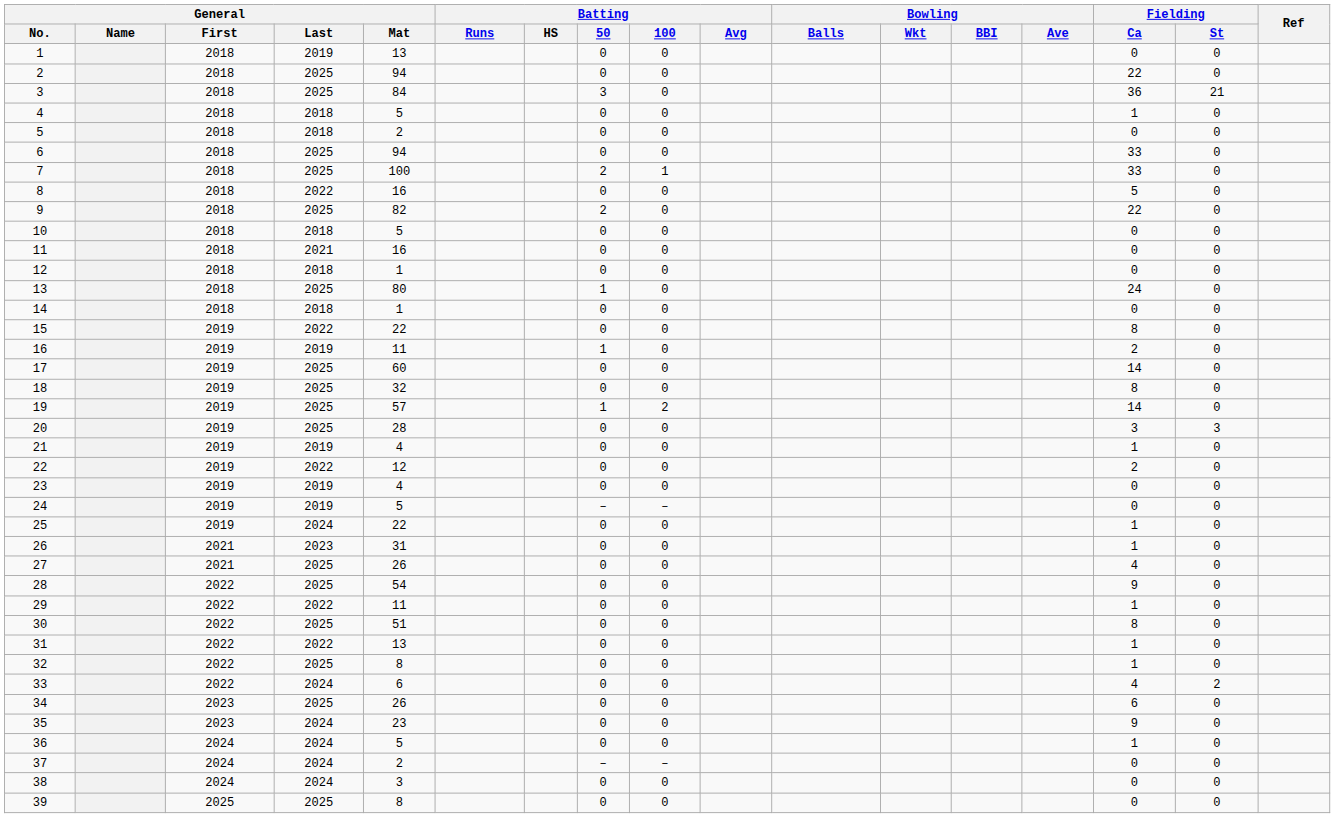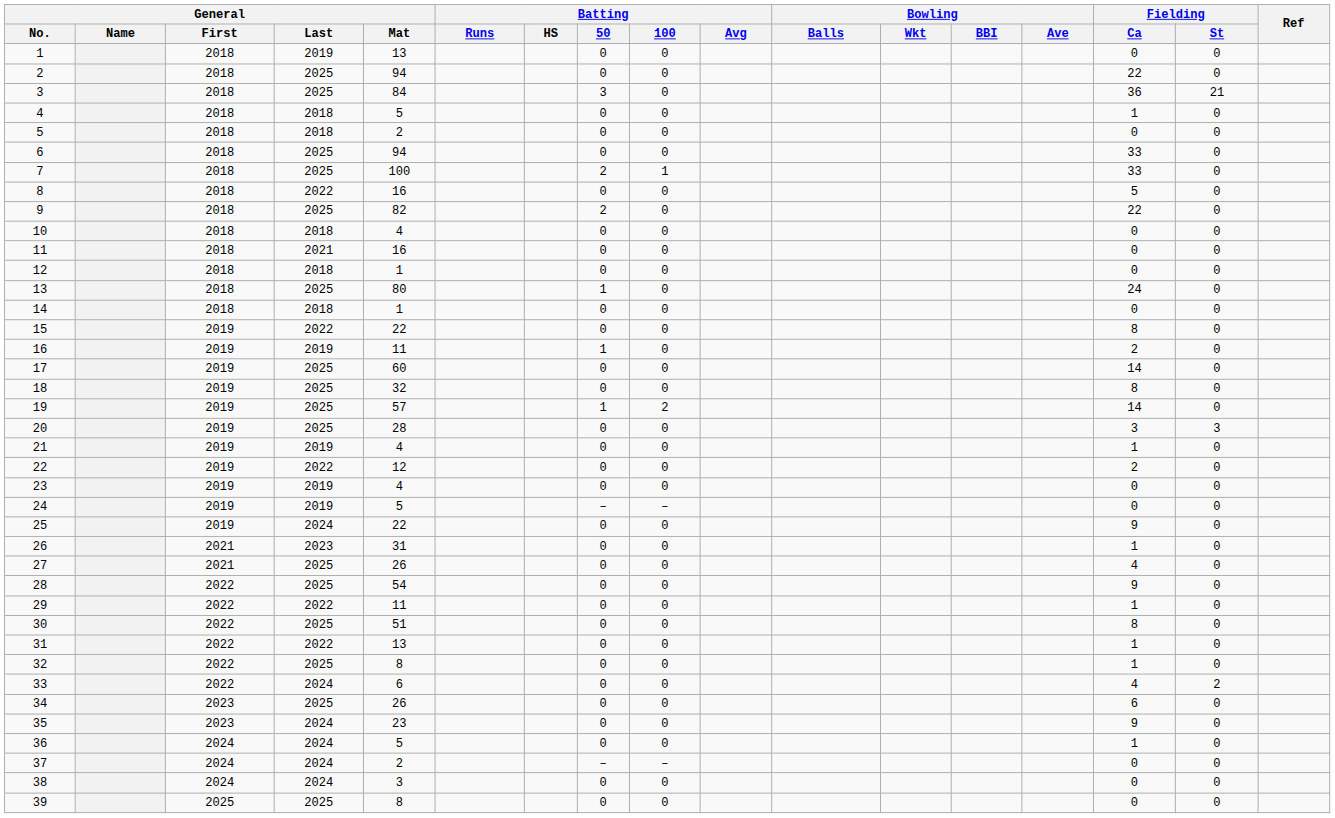(399, 231) 5 -> (399, 231) 4
(1135, 527) 1 -> (1135, 527) 9
